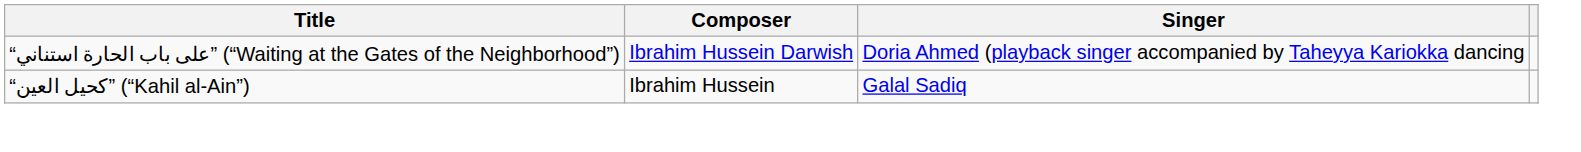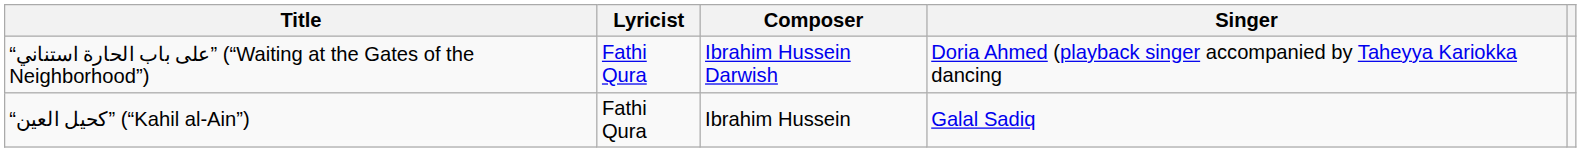+ column: (649, 20)
